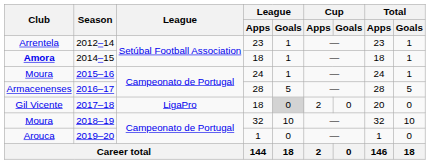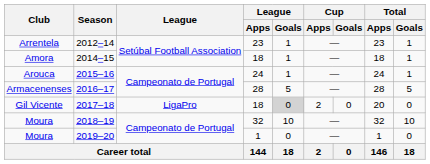(39, 58) bold -> (39, 58) normal
(39, 74) Moura -> (39, 74) Arouca
(39, 136) Arouca -> (39, 136) Moura
